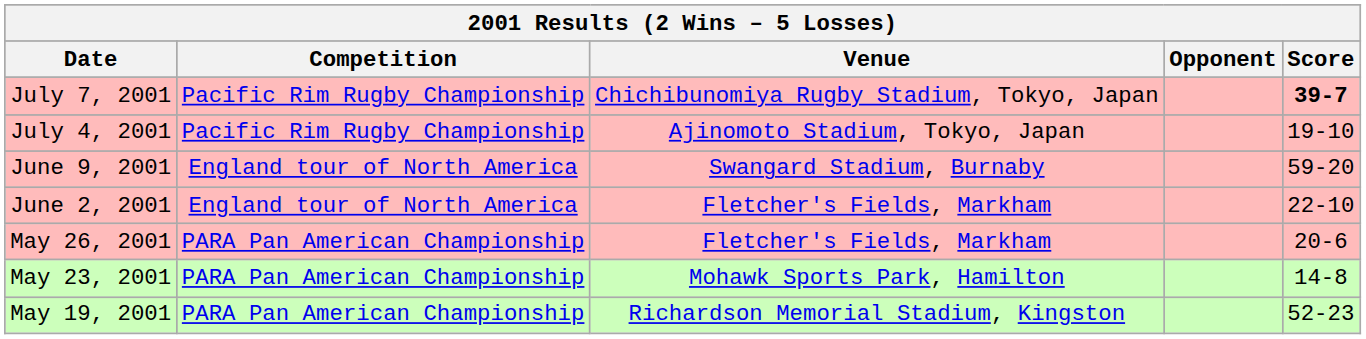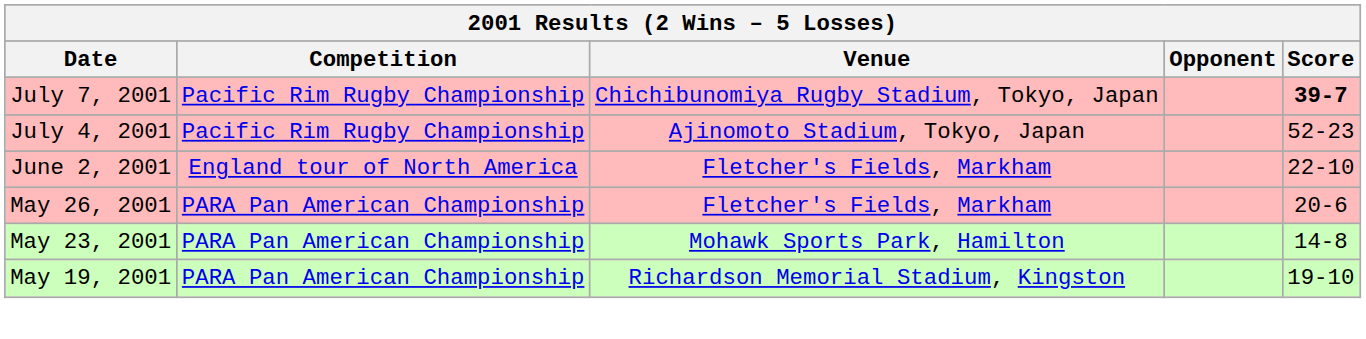(1321, 132) 19-10 -> (1321, 132) 52-23
- row: (91, 169)
(1321, 315) 52-23 -> (1321, 278) 19-10
